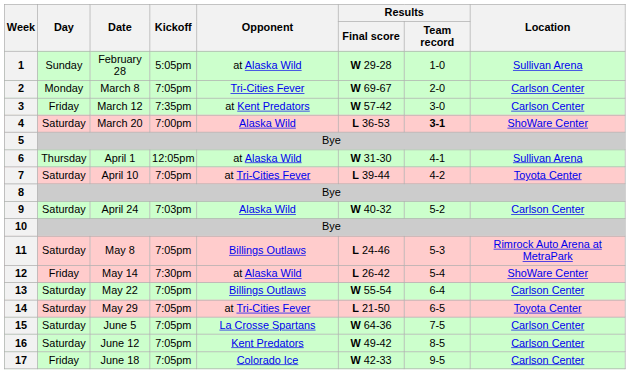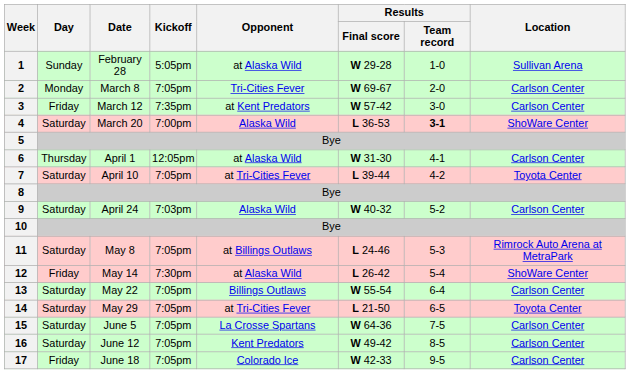(548, 158) Sullivan Arena -> (548, 158) Carlson Center
(267, 250) Billings Outlaws -> (267, 250) at Billings Outlaws
